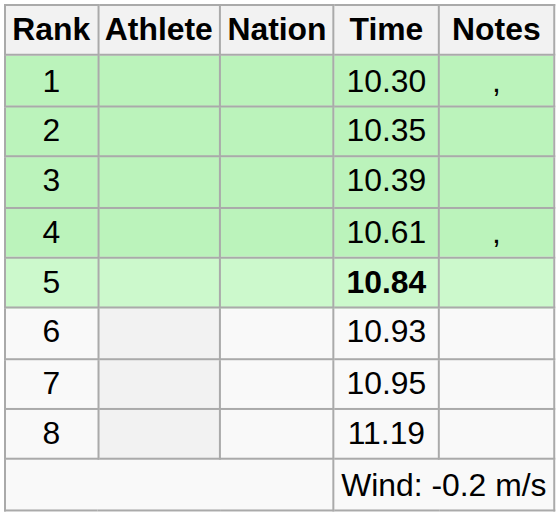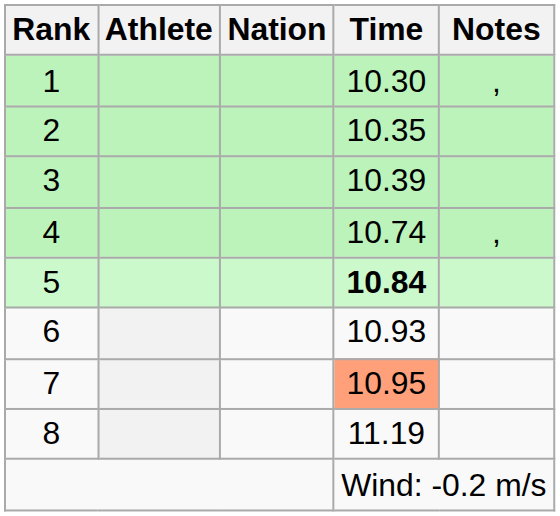(386, 231) 10.61 -> (386, 231) 10.74
(386, 383) no background -> (386, 383) lightsalmon background
